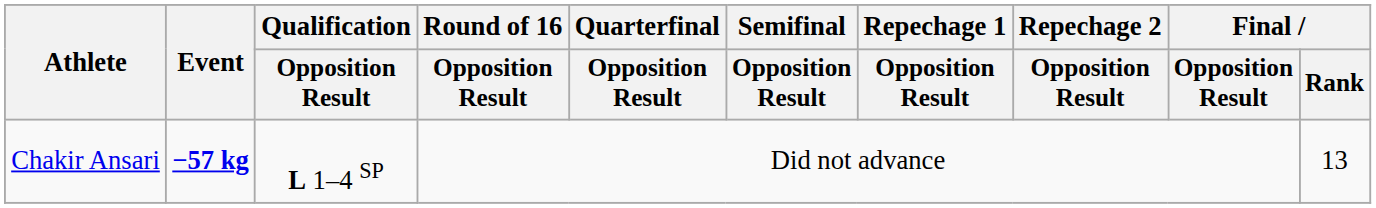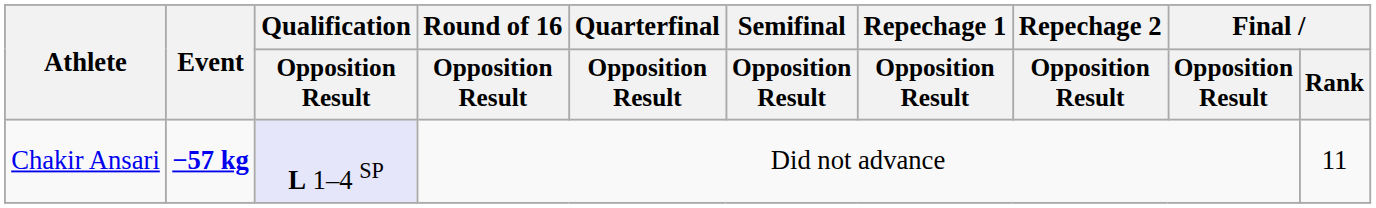(336, 176) no background -> (336, 176) lavender background
(1335, 161) 13 -> (1335, 161) 11
